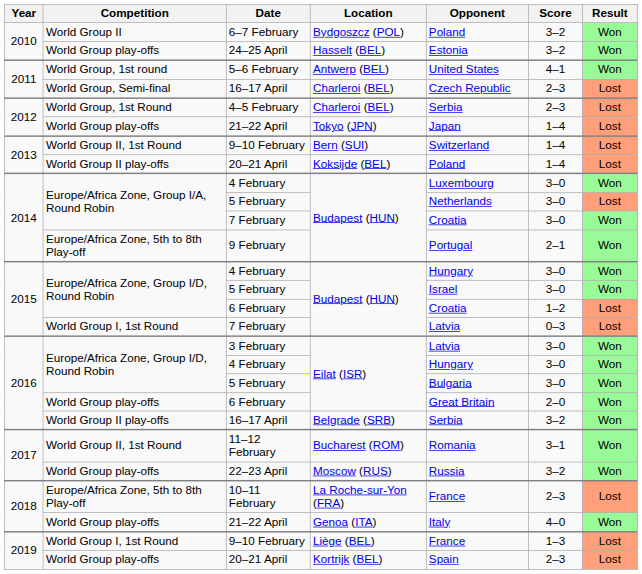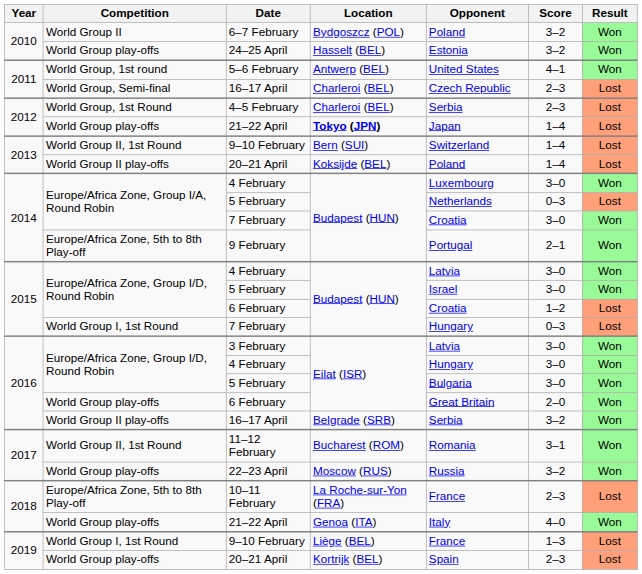(345, 126) normal -> (347, 126) bold
(555, 201) 3–0 -> (555, 201) 0–3
(451, 271) Hungary -> (444, 271) Latvia
(444, 326) Latvia -> (451, 326) Hungary
